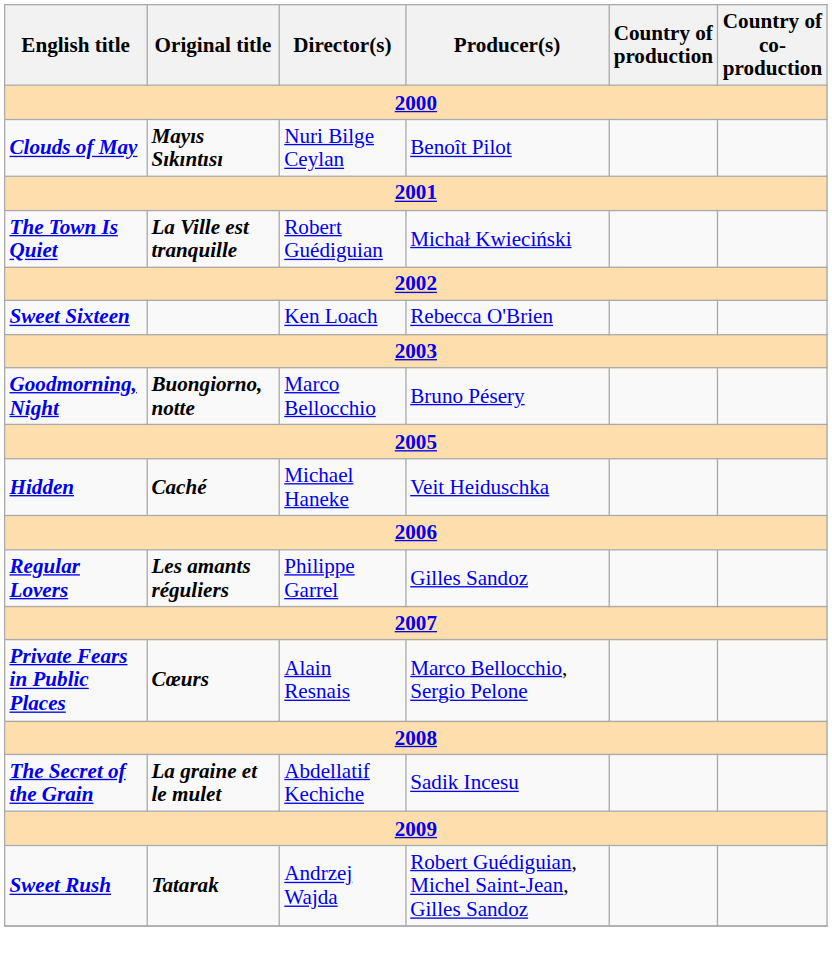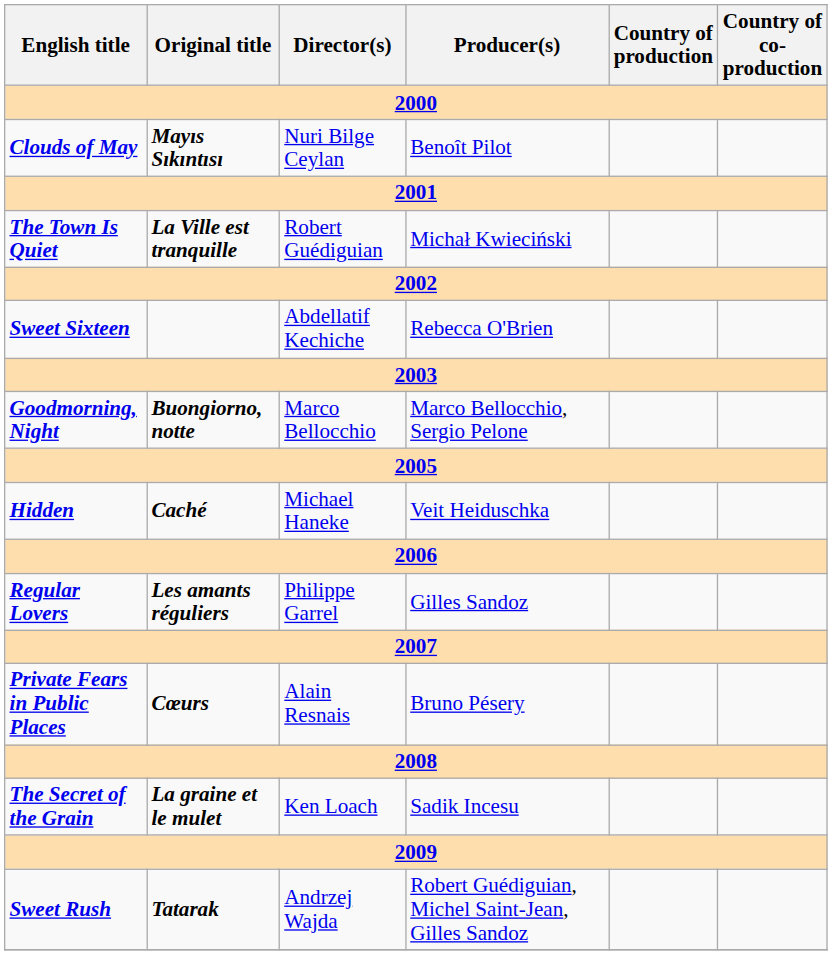(331, 317) Ken Loach -> (327, 329) Abdellatif Kechiche
(467, 396) Bruno Pésery -> (489, 419) Marco Bellocchio, Sergio Pelone
(489, 680) Marco Bellocchio, Sergio Pelone -> (467, 704) Bruno Pésery
(327, 782) Abdellatif Kechiche -> (331, 806) Ken Loach
